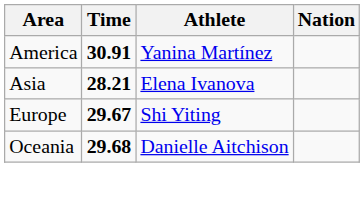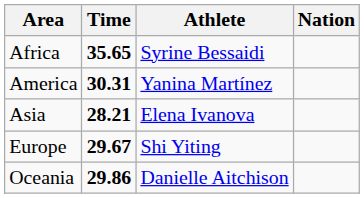+ row: (35, 51)
(109, 51) 30.91 -> (109, 83) 30.31
(109, 146) 29.68 -> (109, 177) 29.86
